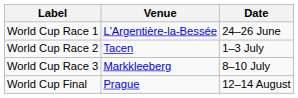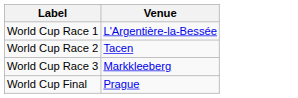- column: (256, 13)
